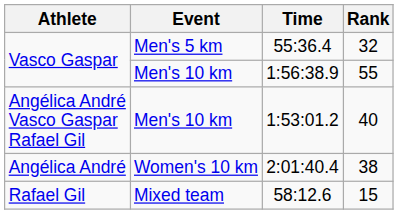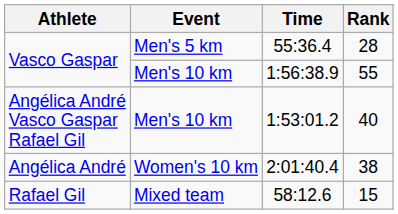(368, 46) 32 -> (368, 46) 28
